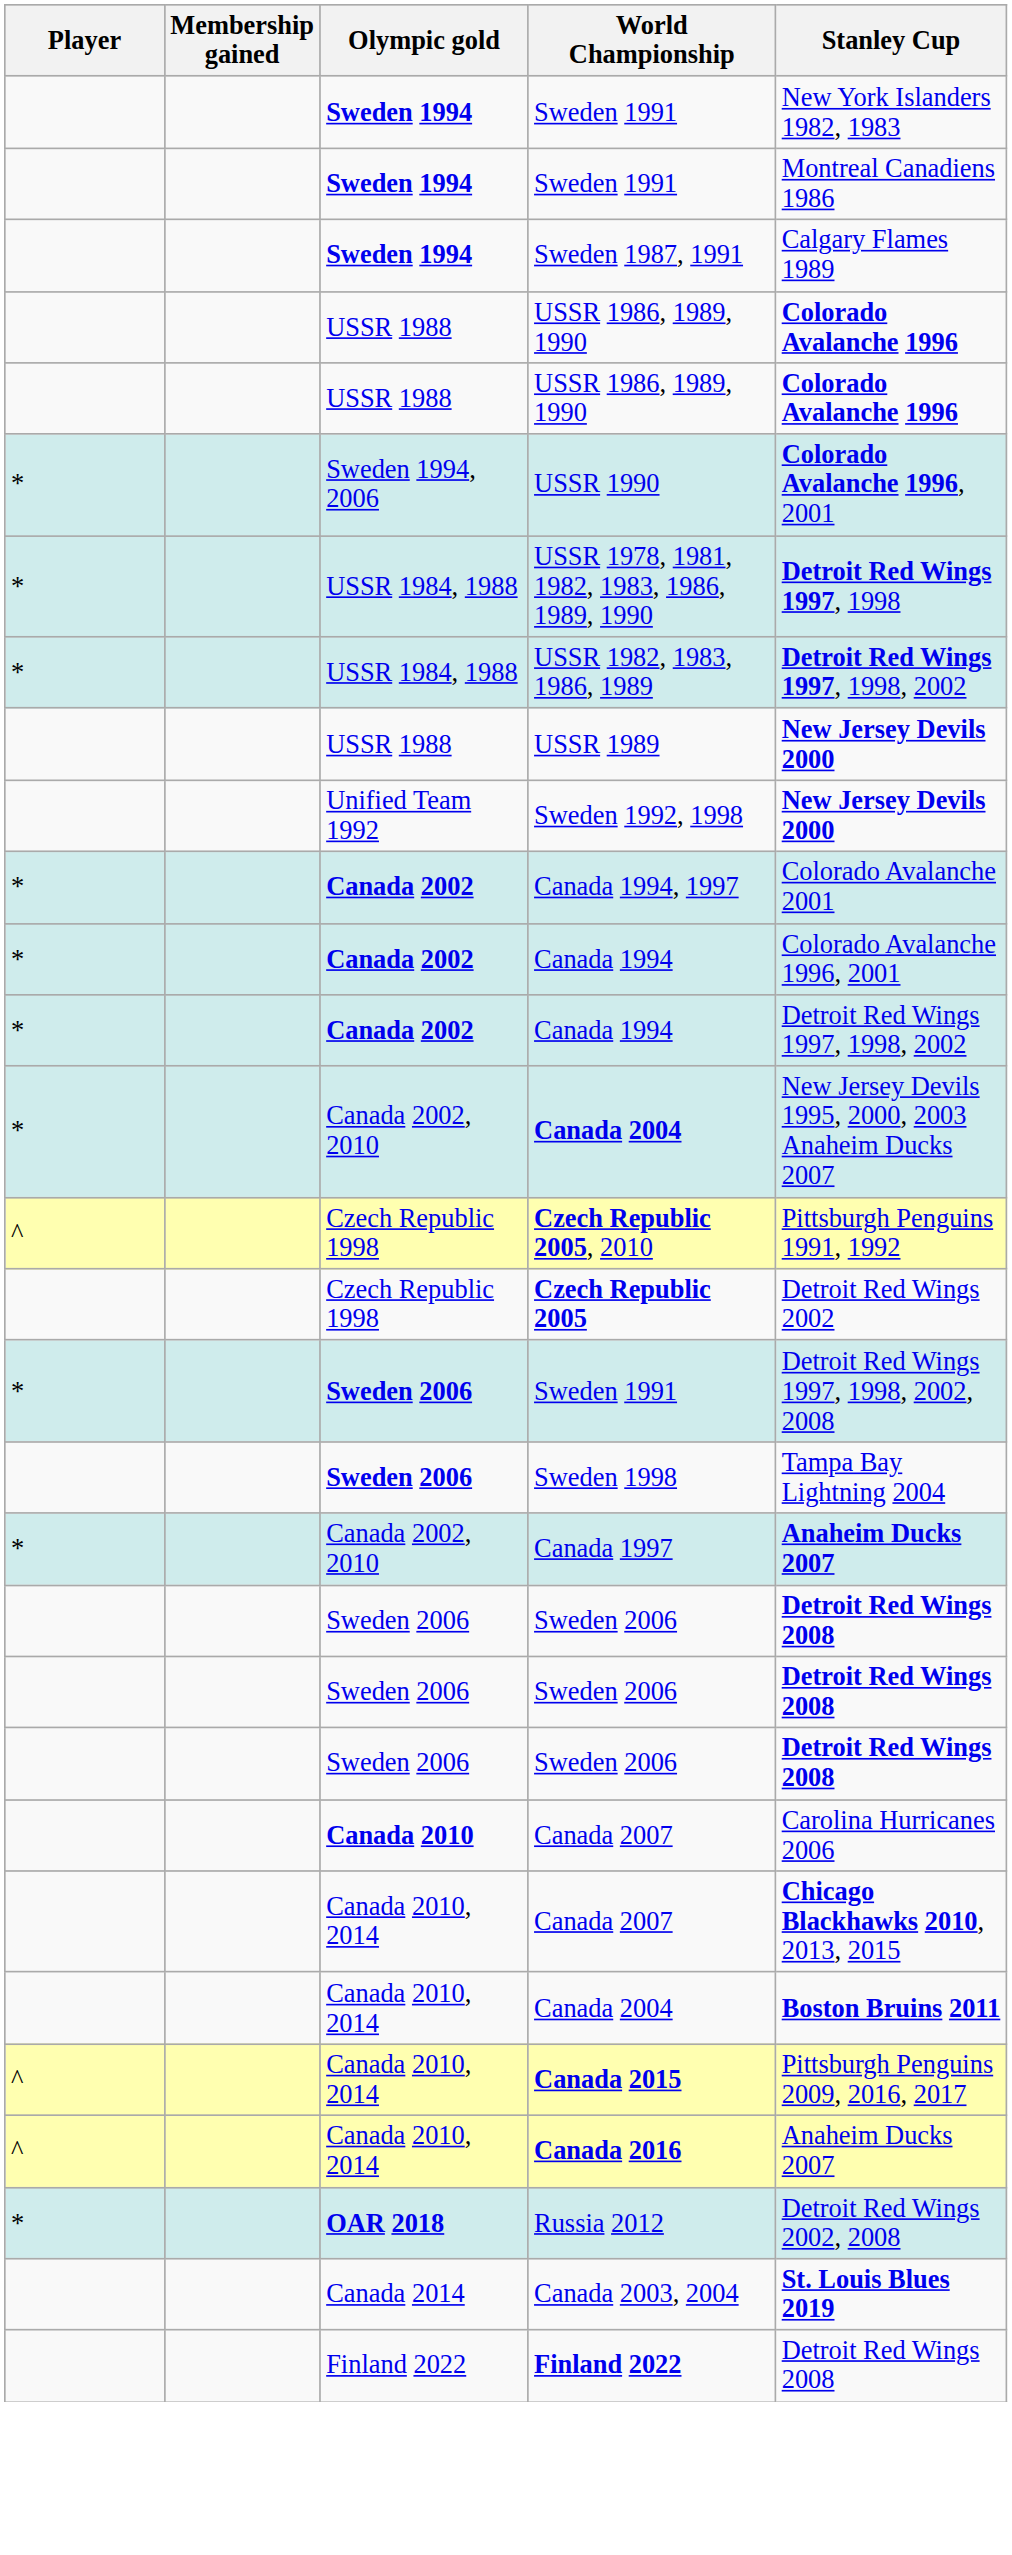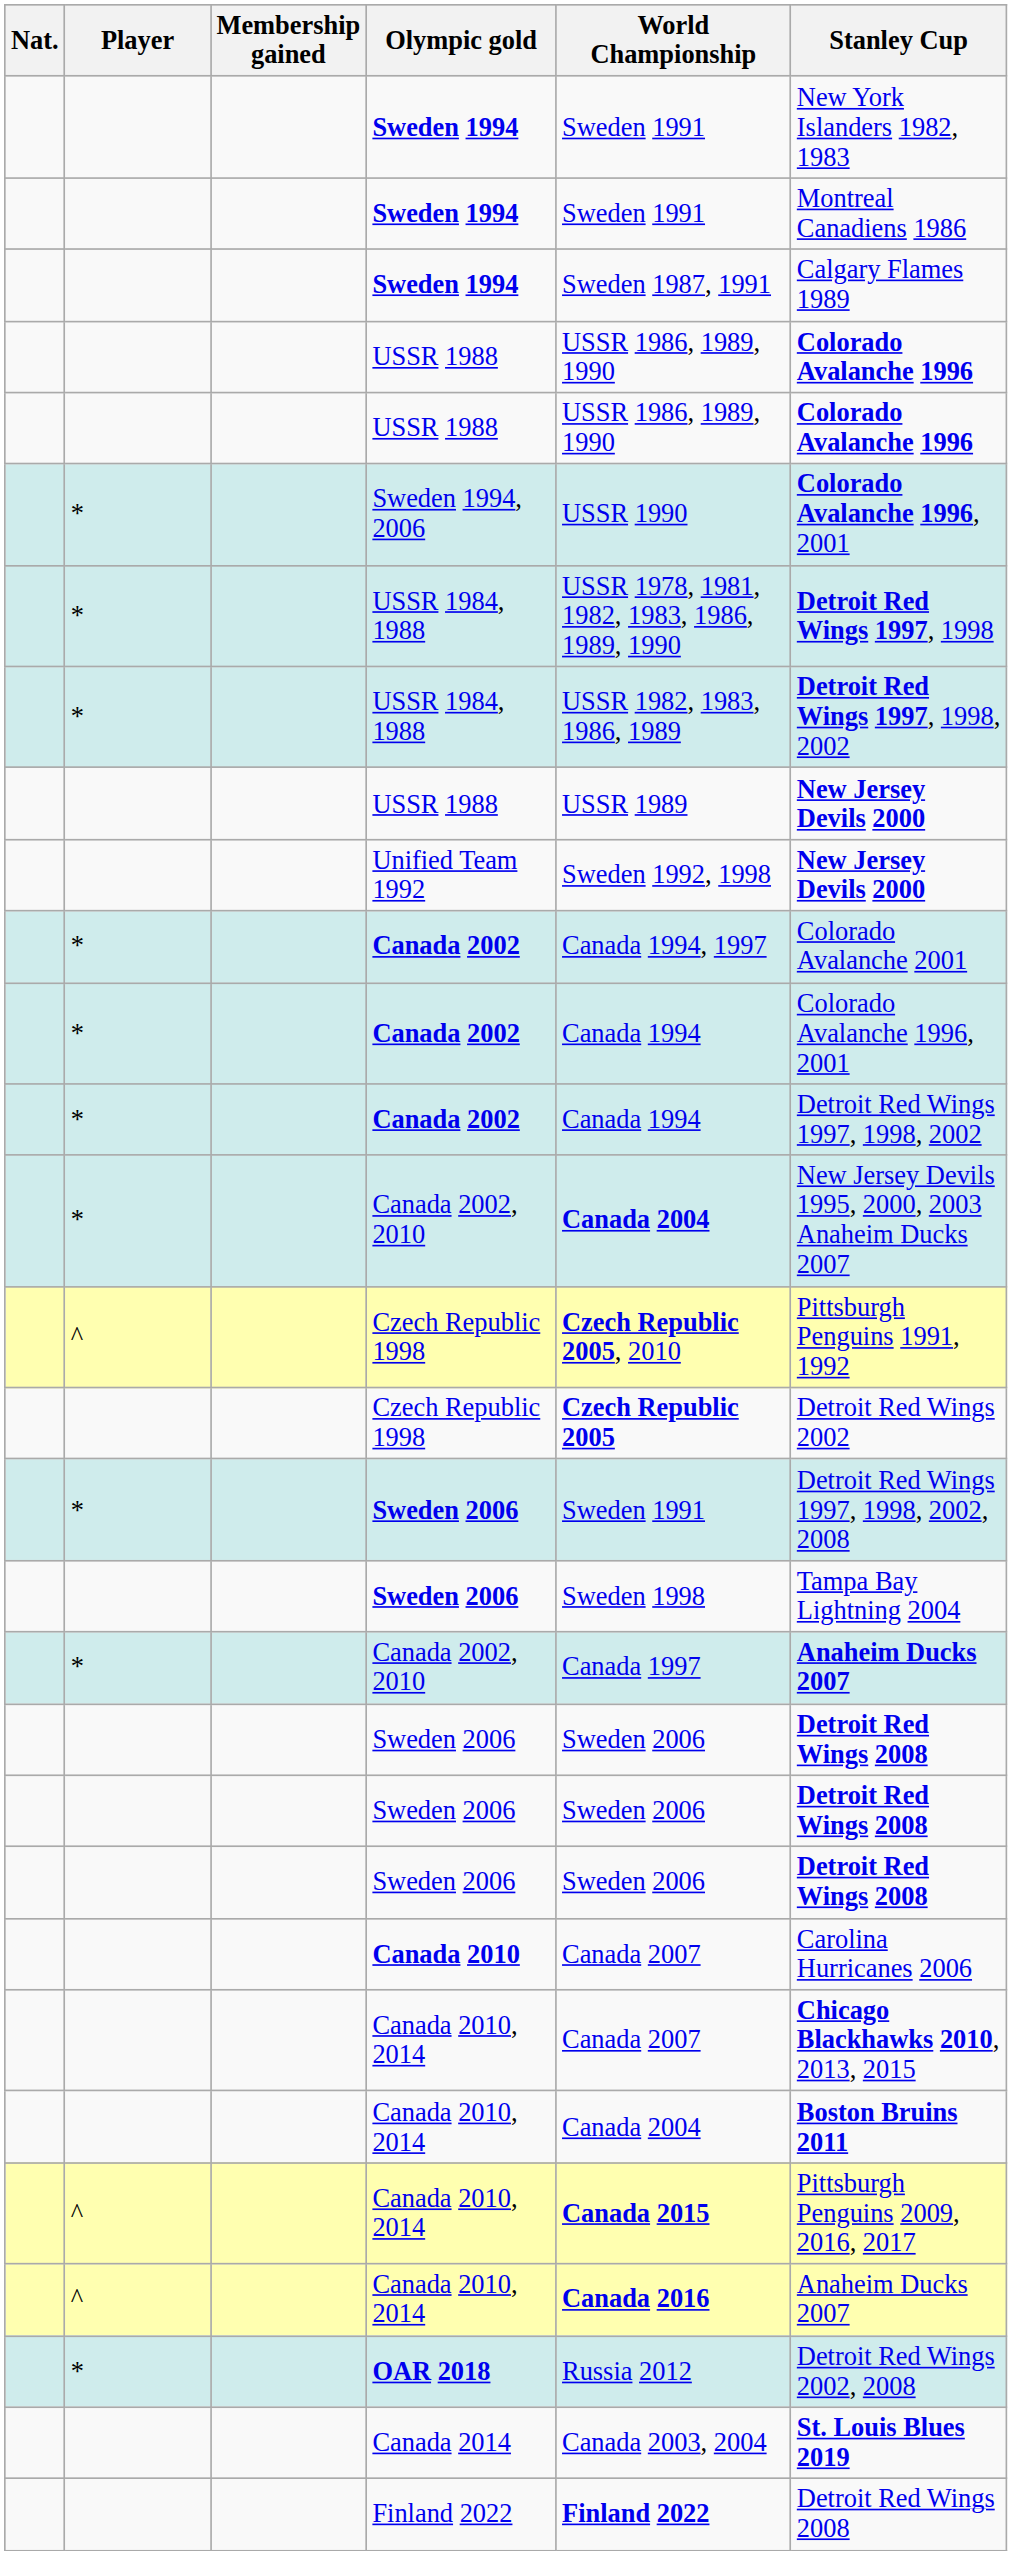+ column: (35, 40)
